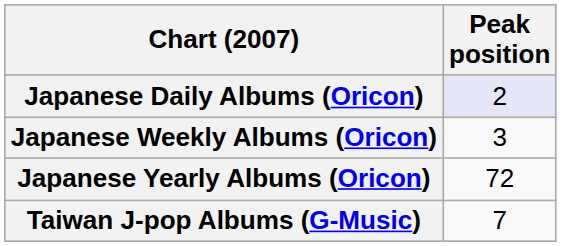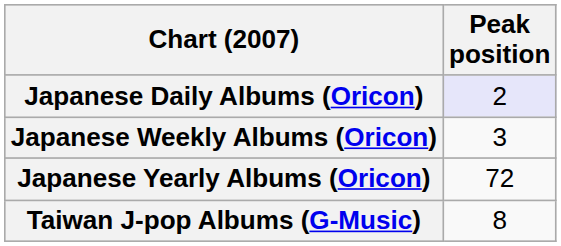(500, 219) 7 -> (500, 219) 8
